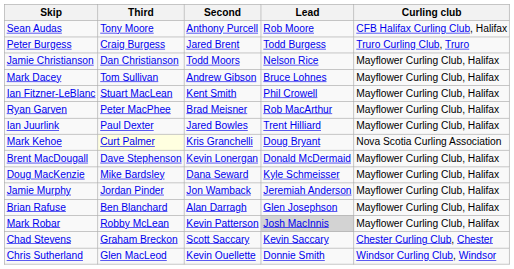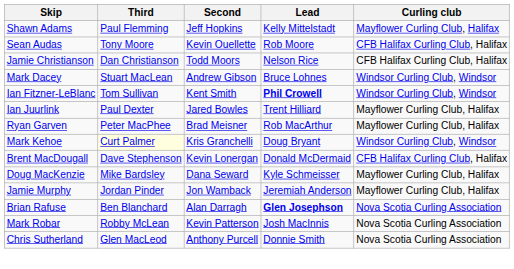+ row: (39, 28)
(222, 28) Anthony Purcell -> (221, 45) Kevin Ouellette
- row: (39, 45)
(428, 61) Mayflower Curling Club, Halifax -> (432, 61) CFB Halifax Curling Club, Halifax
(129, 77) Tom Sullivan -> (136, 77) Stuart MacLean
(428, 77) Mayflower Curling Club, Halifax -> (426, 77) Windsor Curling Club, Windsor
(136, 93) Stuart MacLean -> (129, 93) Tom Sullivan
(290, 93) normal -> (293, 93) bold
(428, 93) Mayflower Curling Club, Halifax -> (426, 93) Windsor Curling Club, Windsor
rows swapped: (37, 110) <-> (33, 126)
(429, 142) Nova Scotia Curling Association -> (426, 142) Windsor Curling Club, Windsor
(428, 158) Mayflower Curling Club, Halifax -> (432, 158) CFB Halifax Curling Club, Halifax
(300, 207) normal -> (303, 207) bold
(428, 207) Mayflower Curling Club, Halifax -> (429, 207) Nova Scotia Curling Association
(296, 223) lightgrey background -> (296, 223) no background
(428, 223) Mayflower Curling Club, Halifax -> (429, 223) Nova Scotia Curling Association
- row: (39, 239)
(221, 256) Kevin Ouellette -> (222, 239) Anthony Purcell
(426, 256) Windsor Curling Club, Windsor -> (429, 239) Nova Scotia Curling Association
